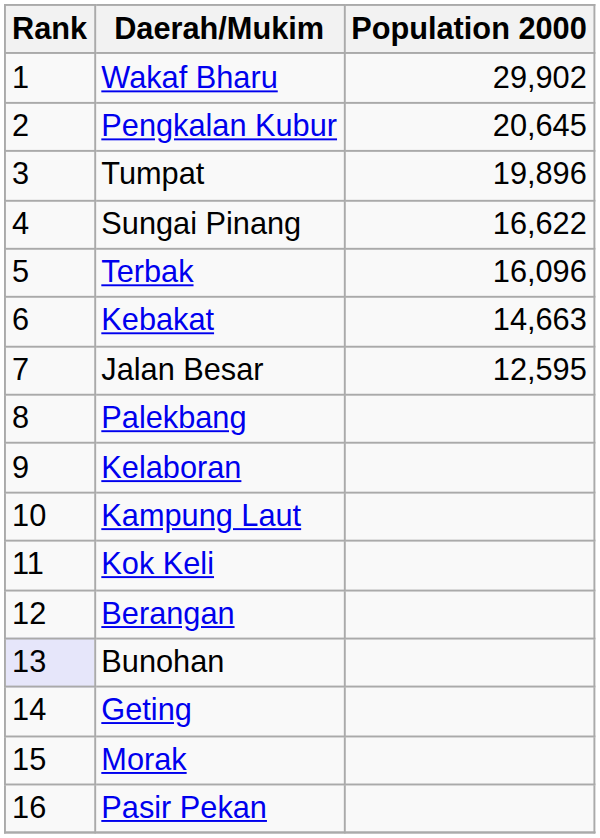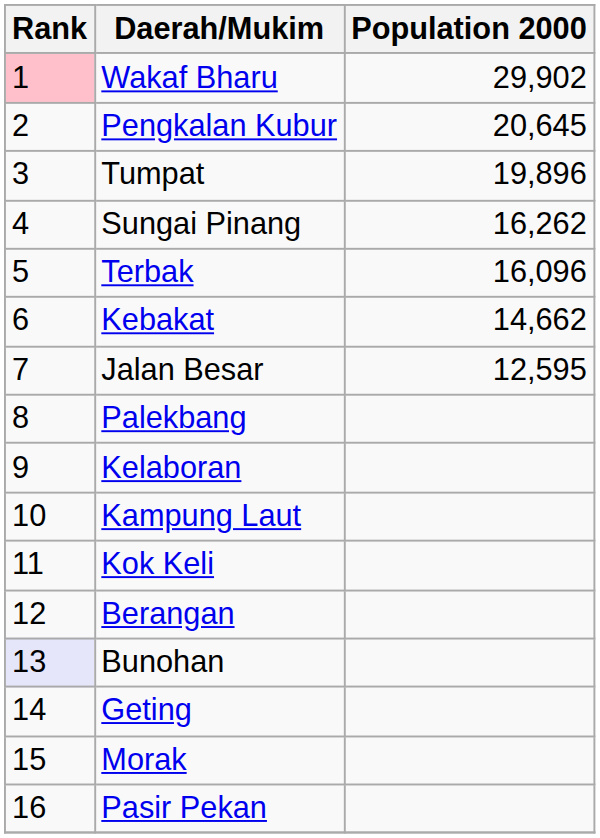(21, 77) no background -> (21, 77) pink background
(540, 223) 16,622 -> (540, 223) 16,262
(540, 321) 14,663 -> (540, 321) 14,662
